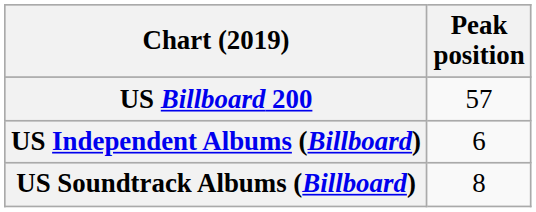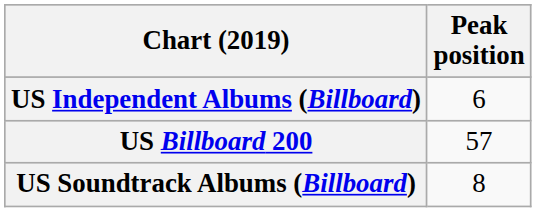rows swapped: (216, 98) <-> (216, 141)
